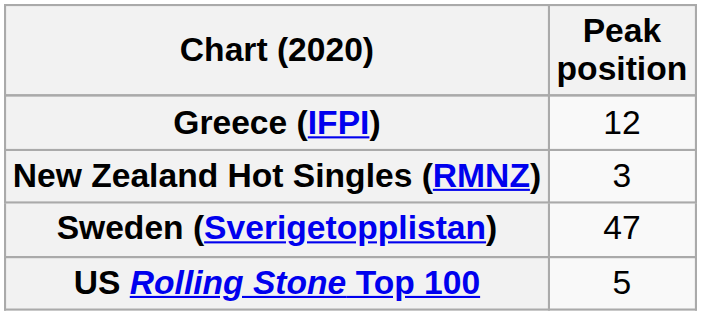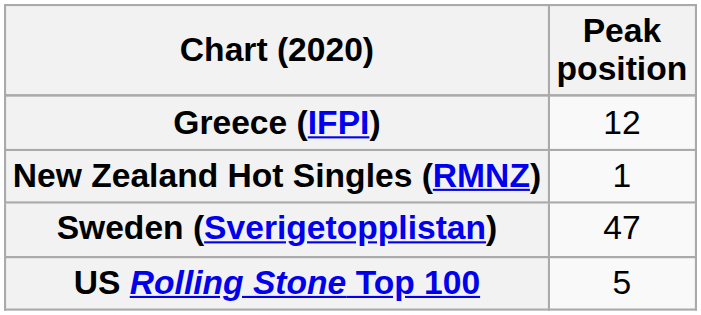(622, 175) 3 -> (622, 175) 1
